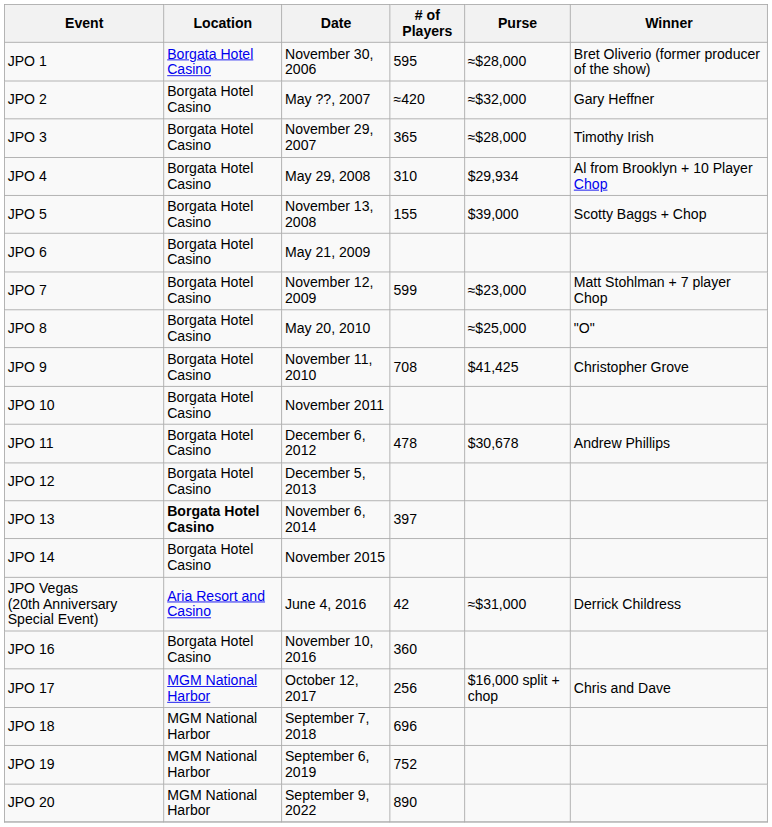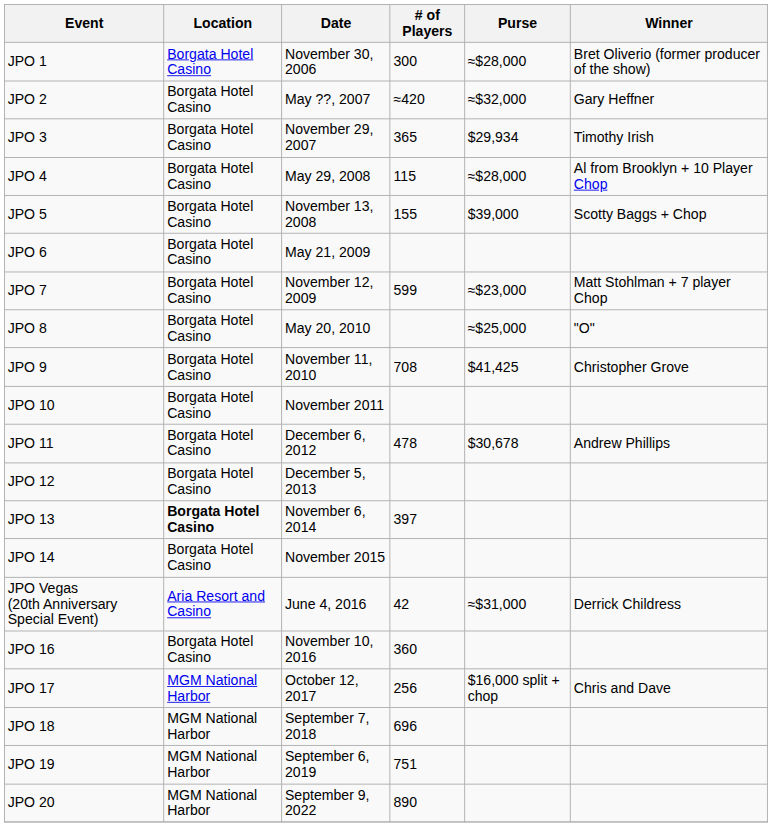(405, 61) 595 -> (405, 61) 300
(497, 138) ≈$28,000 -> (493, 138) $29,934
(405, 176) 310 -> (405, 176) 115
(493, 176) $29,934 -> (497, 176) ≈$28,000
(405, 764) 752 -> (405, 764) 751
